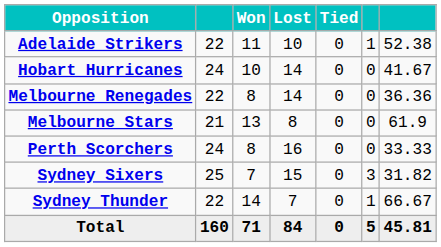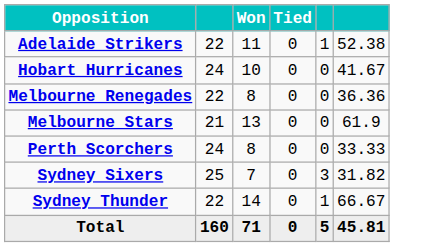- column: (293, 18)
